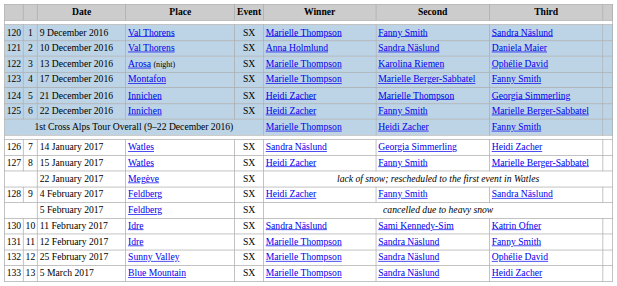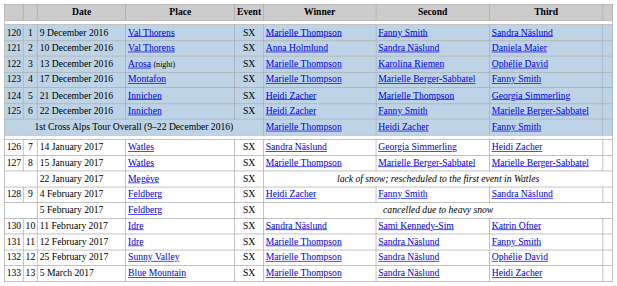(291, 162) Heidi Zacher -> (304, 162) Marielle Thompson
(403, 162) Fanny Smith -> (427, 162) Marielle Berger-Sabbatel
